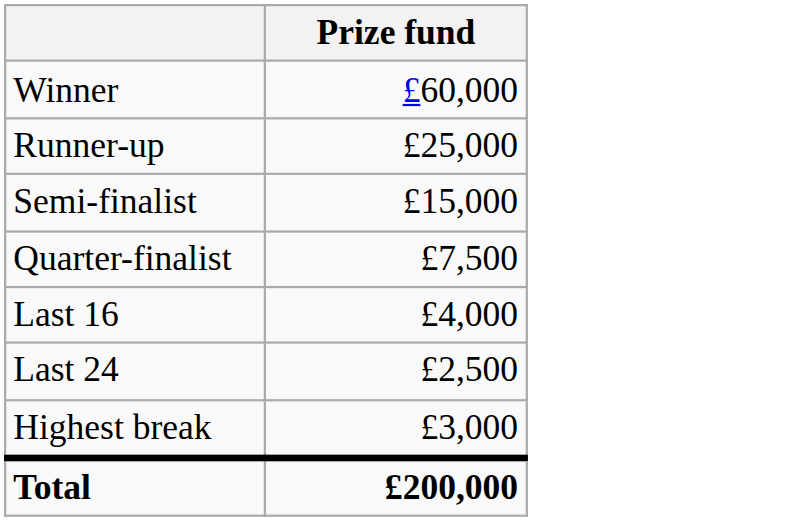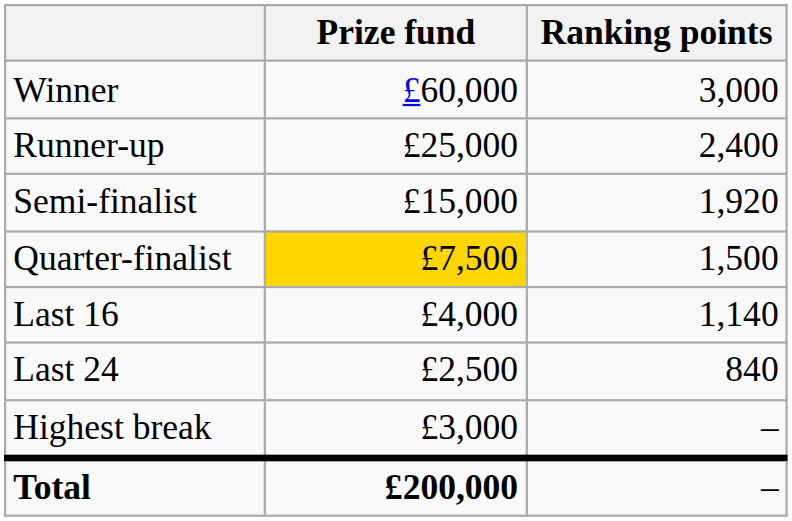+ column: (657, 32)
(469, 257) no background -> (469, 257) gold background
